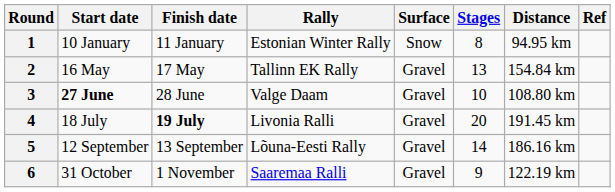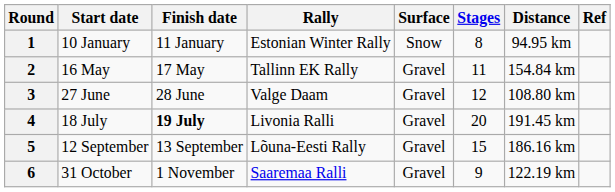(479, 69) 13 -> (479, 69) 11
(87, 95) bold -> (86, 95) normal
(479, 95) 10 -> (479, 95) 12
(479, 147) 14 -> (479, 147) 15
